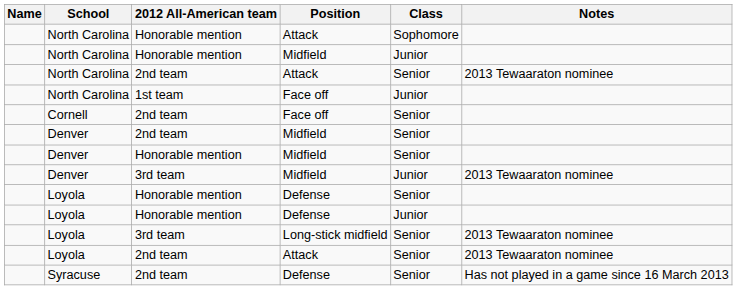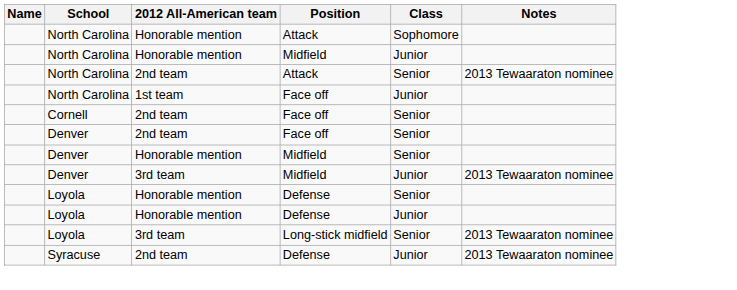(305, 134) Midfield -> (306, 134) Face off
- row: (66, 255)
(412, 275) Senior -> (411, 255) Junior
(597, 275) Has not played in a game since 16 March 2013 -> (539, 255) 2013 Tewaaraton nominee
